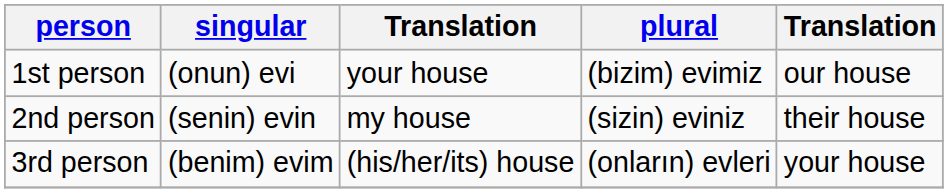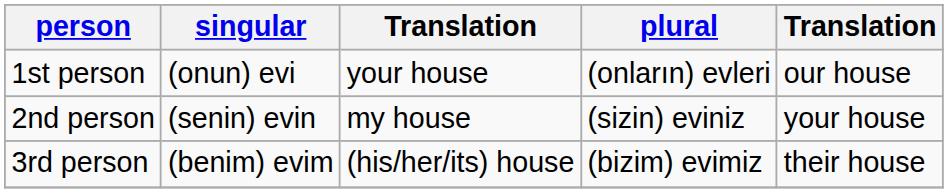(675, 72) (bizim) evimiz -> (679, 72) (onların) evleri
(855, 118) their house -> (855, 118) your house
(679, 163) (onların) evleri -> (675, 163) (bizim) evimiz
(855, 163) your house -> (855, 163) their house
